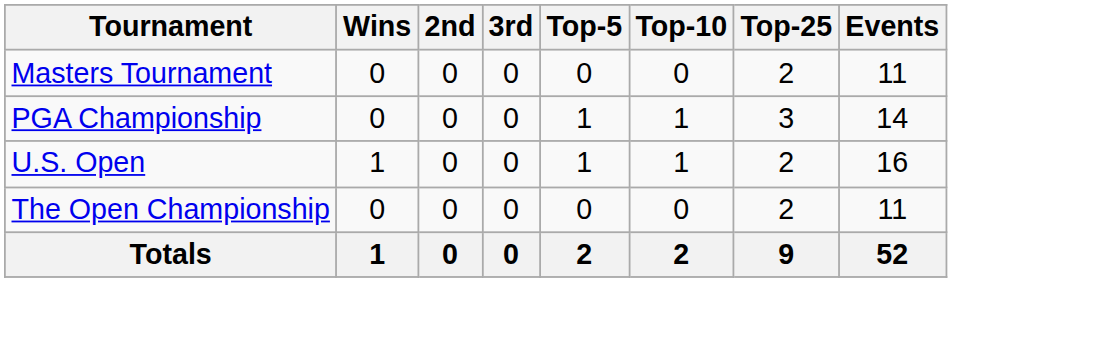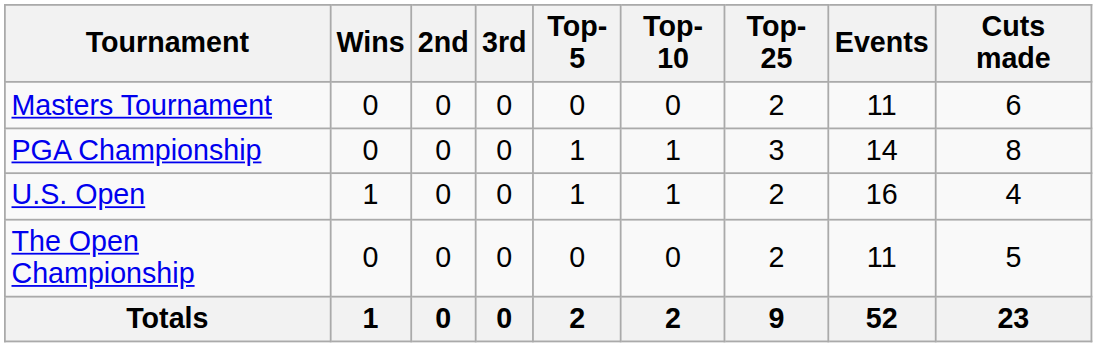+ column: (1013, 43)
